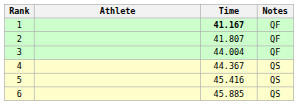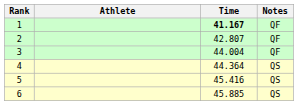(229, 39) 41.807 -> (229, 39) 42.807
(229, 66) 44.367 -> (229, 66) 44.364
